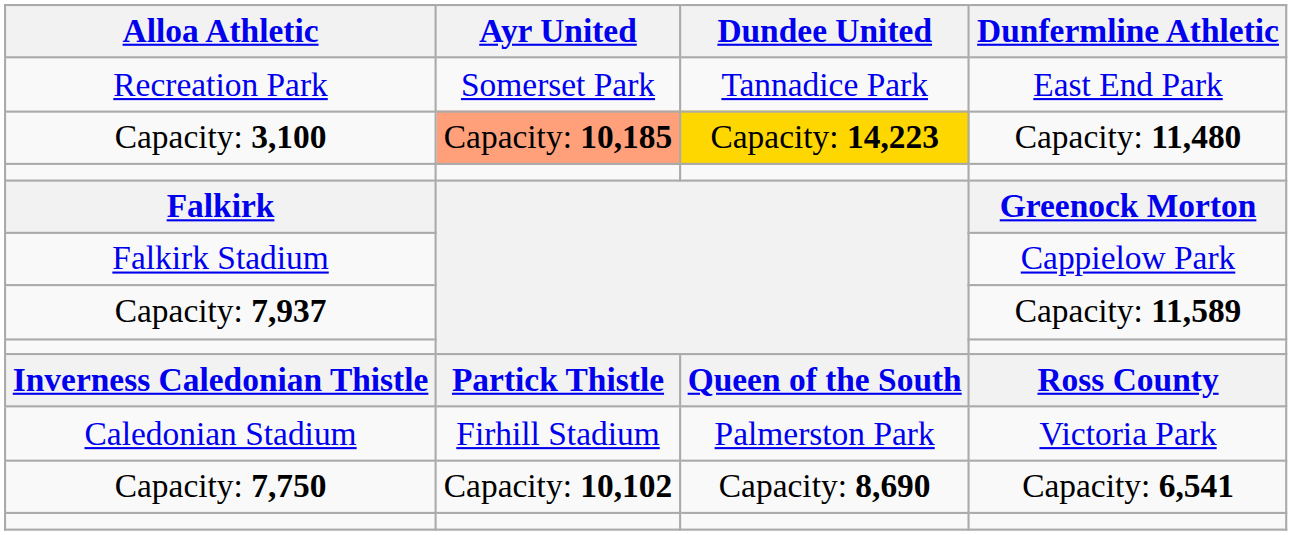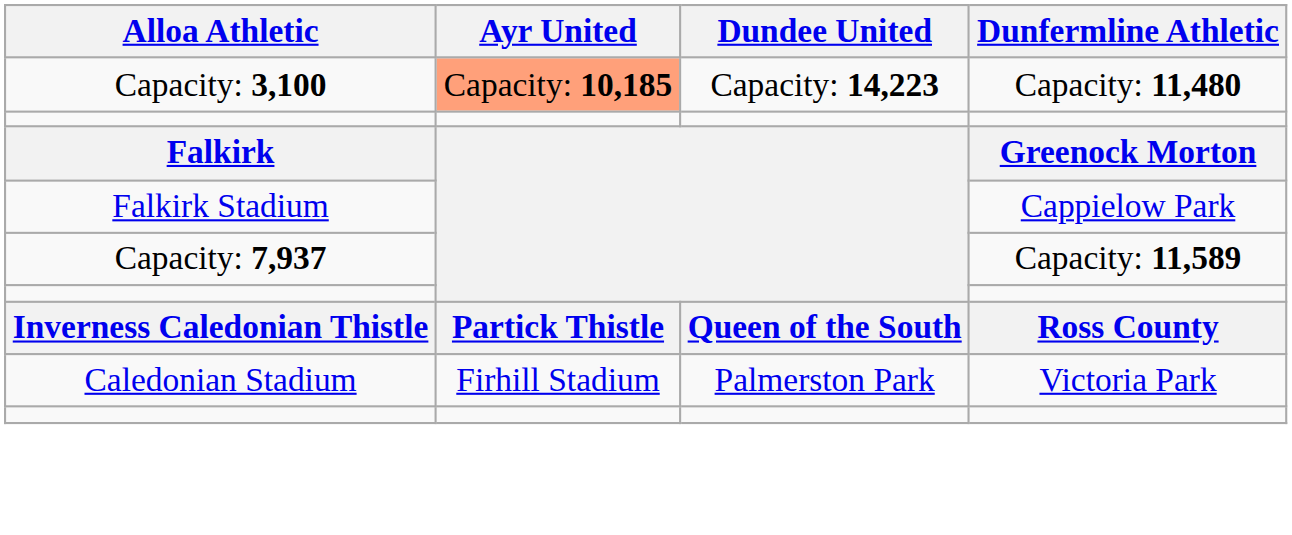- row: (221, 84)
(825, 137) gold background -> (825, 84) no background
- row: (221, 486)
